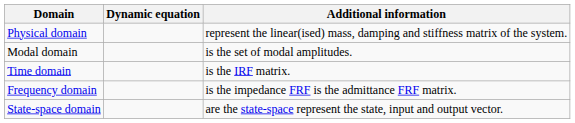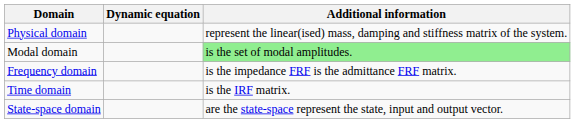(279, 52) no background -> (279, 52) lightgreen background
rows swapped: (52, 90) <-> (39, 71)
